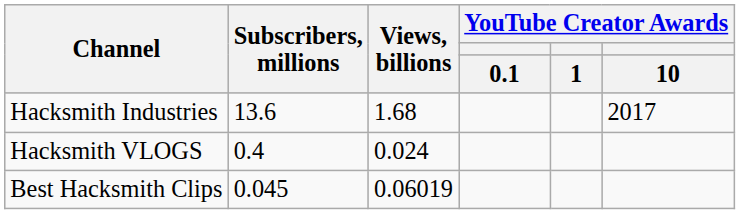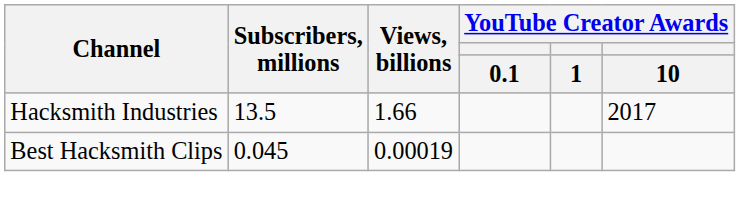(255, 112) 13.6 -> (255, 112) 13.5
(395, 112) 1.68 -> (395, 112) 1.66
- row: (106, 150)
(413, 189) 0.06019 -> (413, 150) 0.00019
